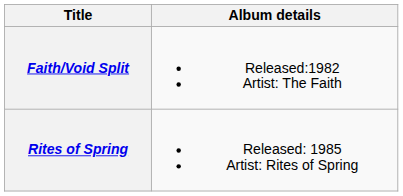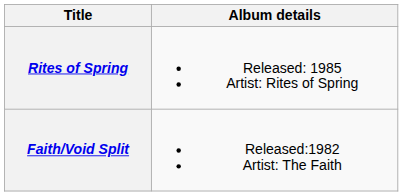rows swapped: (78, 67) <-> (78, 150)
